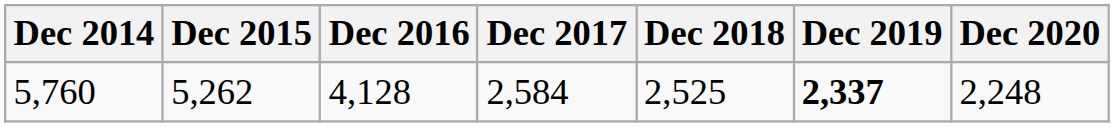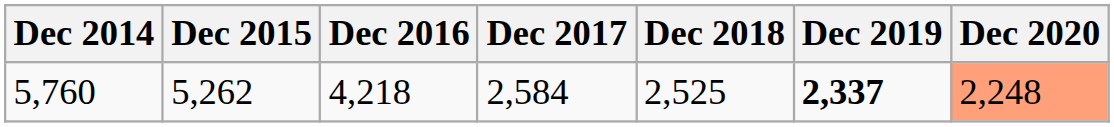(370, 91) 4,128 -> (370, 91) 4,218
(1000, 91) no background -> (1000, 91) lightsalmon background
